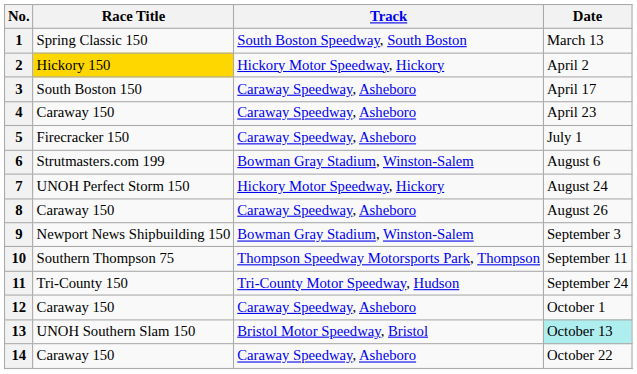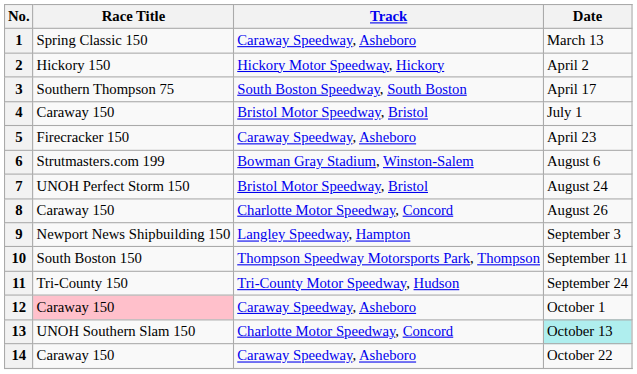(352, 40) South Boston Speedway, South Boston -> (327, 40) Caraway Speedway, Asheboro
(73, 64) gold background -> (73, 64) no background
(89, 88) South Boston 150 -> (105, 88) Southern Thompson 75
(327, 88) Caraway Speedway, Asheboro -> (352, 88) South Boston Speedway, South Boston
(327, 113) Caraway Speedway, Asheboro -> (333, 113) Bristol Motor Speedway, Bristol
(572, 113) April 23 -> (565, 113) July 1
(565, 137) July 1 -> (572, 137) April 23
(341, 185) Hickory Motor Speedway, Hickory -> (333, 185) Bristol Motor Speedway, Bristol
(327, 210) Caraway Speedway, Asheboro -> (345, 210) Charlotte Motor Speedway, Concord
(355, 234) Bowman Gray Stadium, Winston-Salem -> (324, 234) Langley Speedway, Hampton
(105, 258) Southern Thompson 75 -> (89, 258) South Boston 150
(76, 307) no background -> (76, 307) pink background
(333, 331) Bristol Motor Speedway, Bristol -> (345, 331) Charlotte Motor Speedway, Concord
